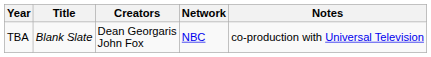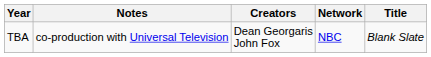columns swapped: (64, 13) <-> (328, 13)
